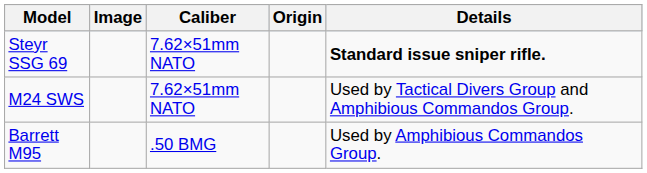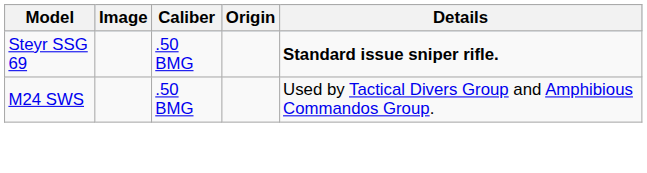(195, 53) 7.62×51mm NATO -> (174, 53) .50 BMG
(195, 99) 7.62×51mm NATO -> (174, 99) .50 BMG
- row: (34, 145)
